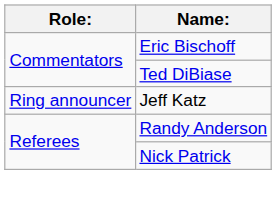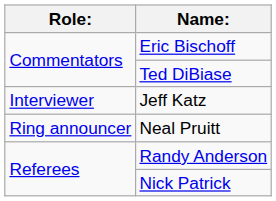(70, 101) Ring announcer -> (52, 101) Interviewer
+ row: (180, 128)
